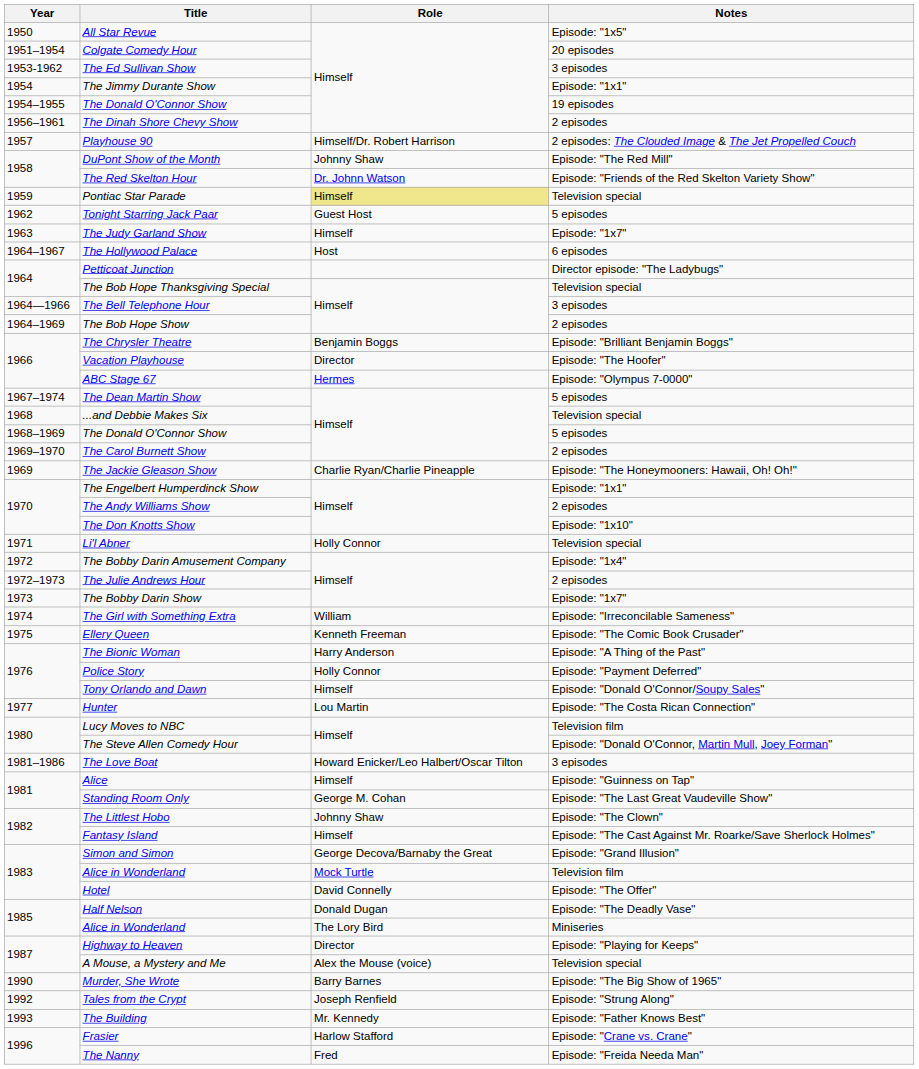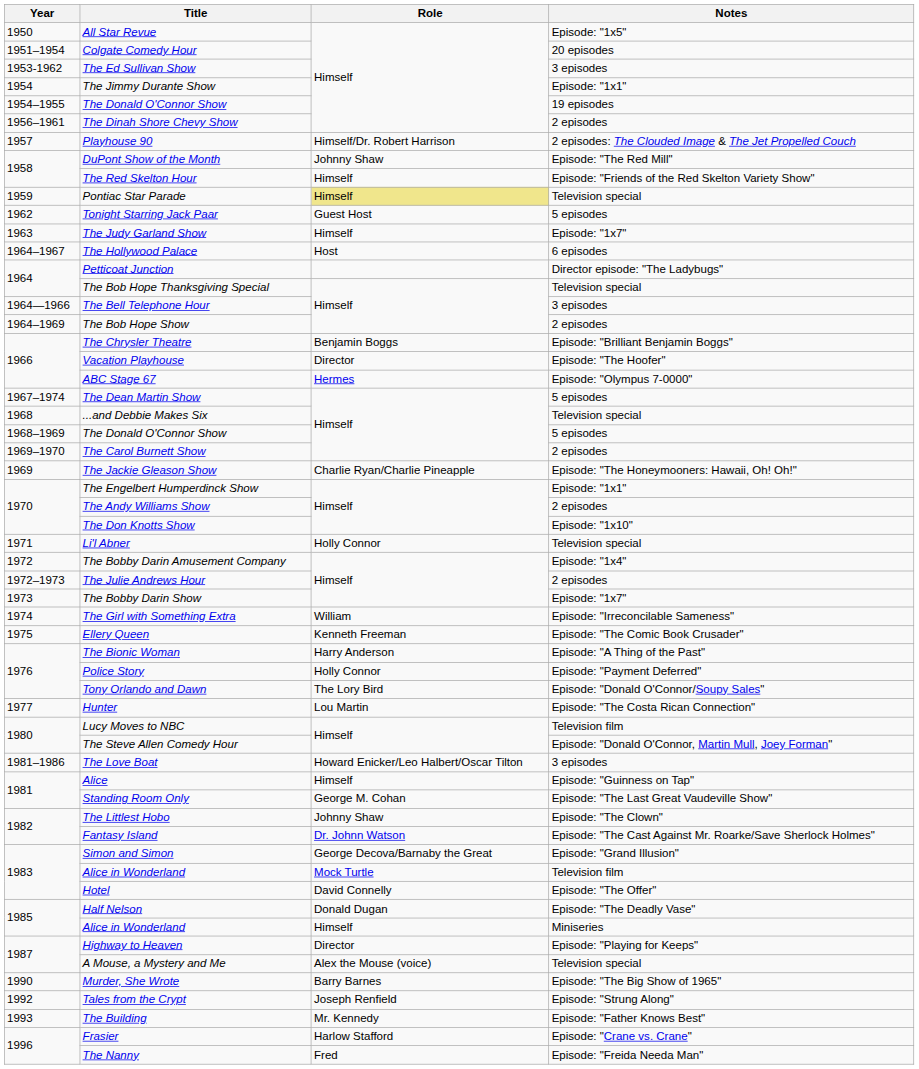(360, 178) Dr. Johnn Watson -> (333, 178) Himself
(333, 689) Himself -> (349, 689) The Lory Bird
(333, 835) Himself -> (360, 835) Dr. Johnn Watson
(349, 927) The Lory Bird -> (333, 927) Himself
